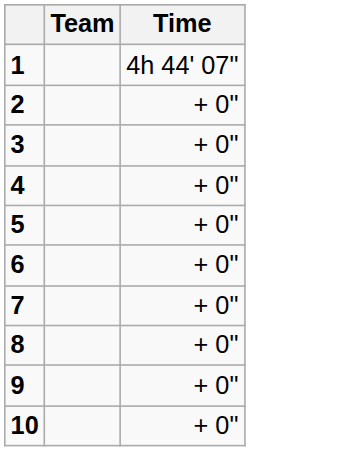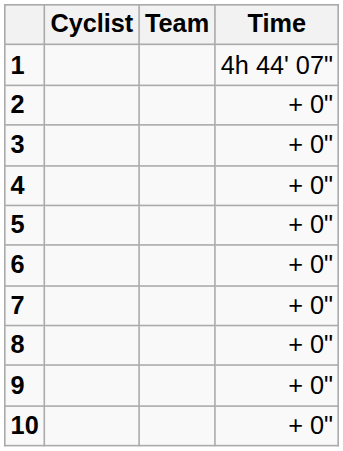+ column: (92, 24)
